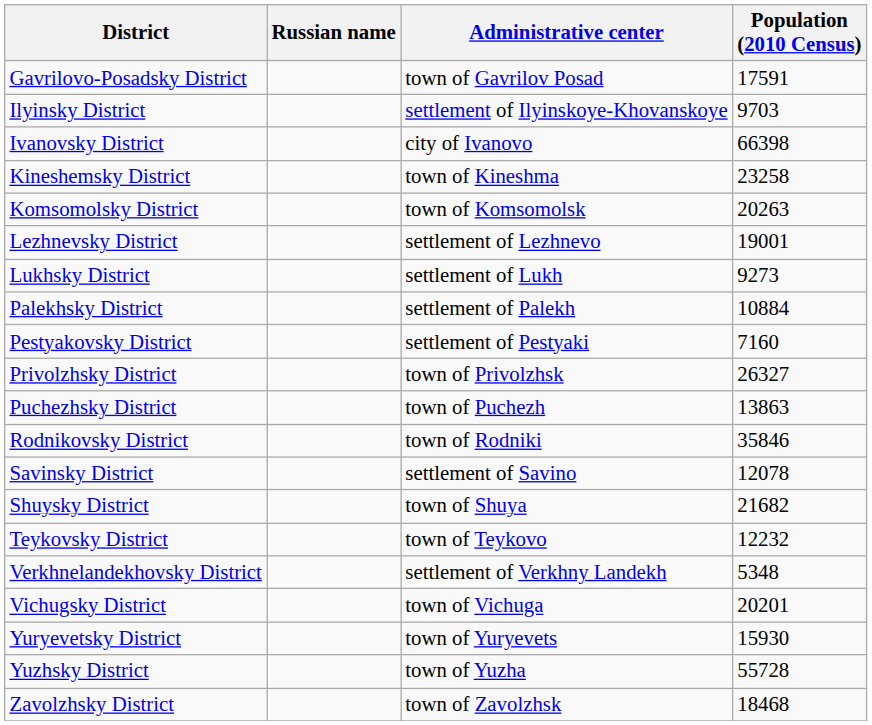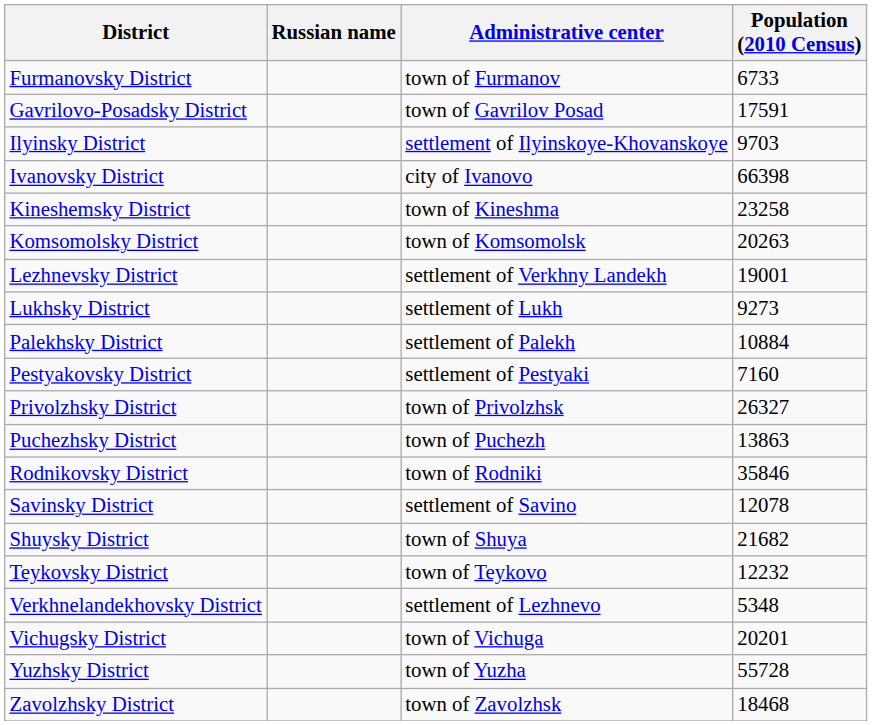+ row: (100, 77)
(503, 242) settlement of Lezhnevo -> (536, 275) settlement of Verkhny Landekh
(536, 572) settlement of Verkhny Landekh -> (503, 605) settlement of Lezhnevo
- row: (95, 638)
